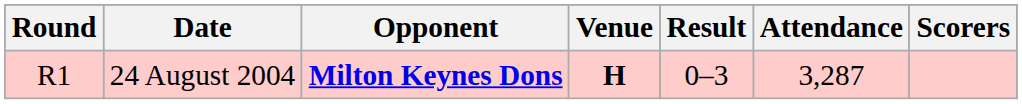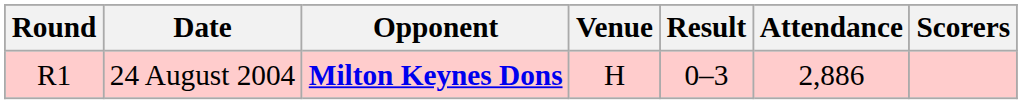(615, 74) bold -> (615, 74) normal
(831, 74) 3,287 -> (831, 74) 2,886
